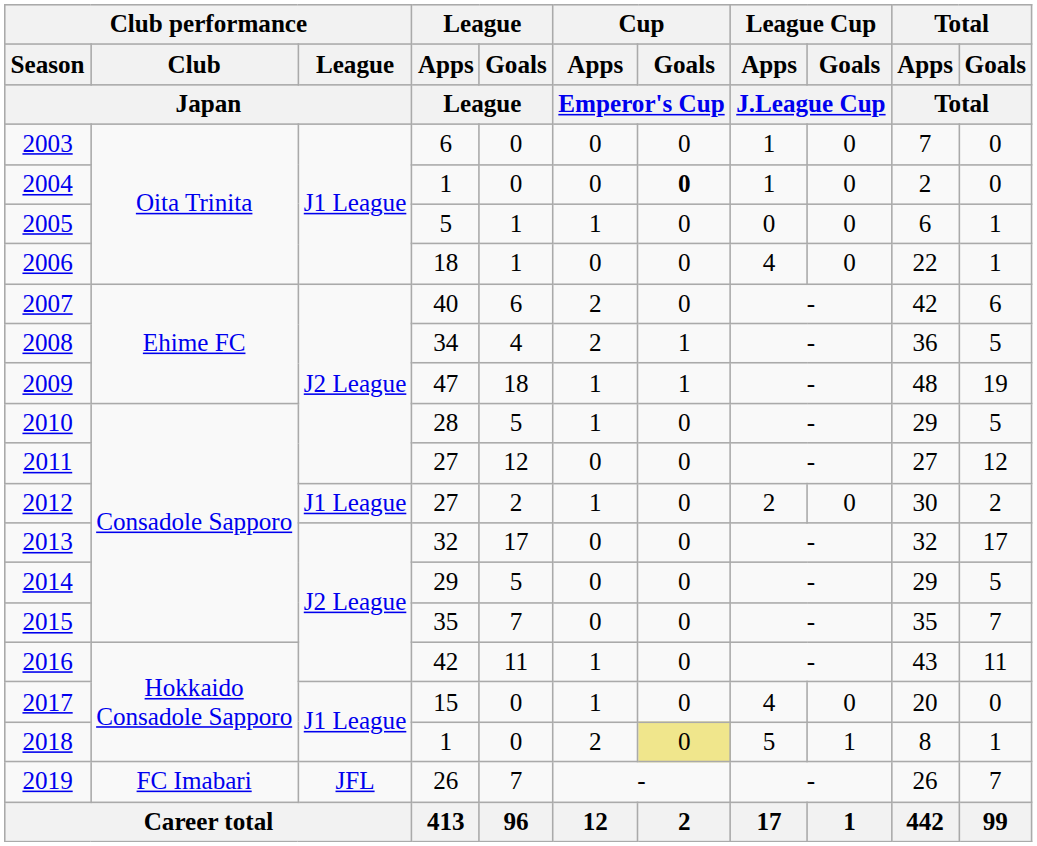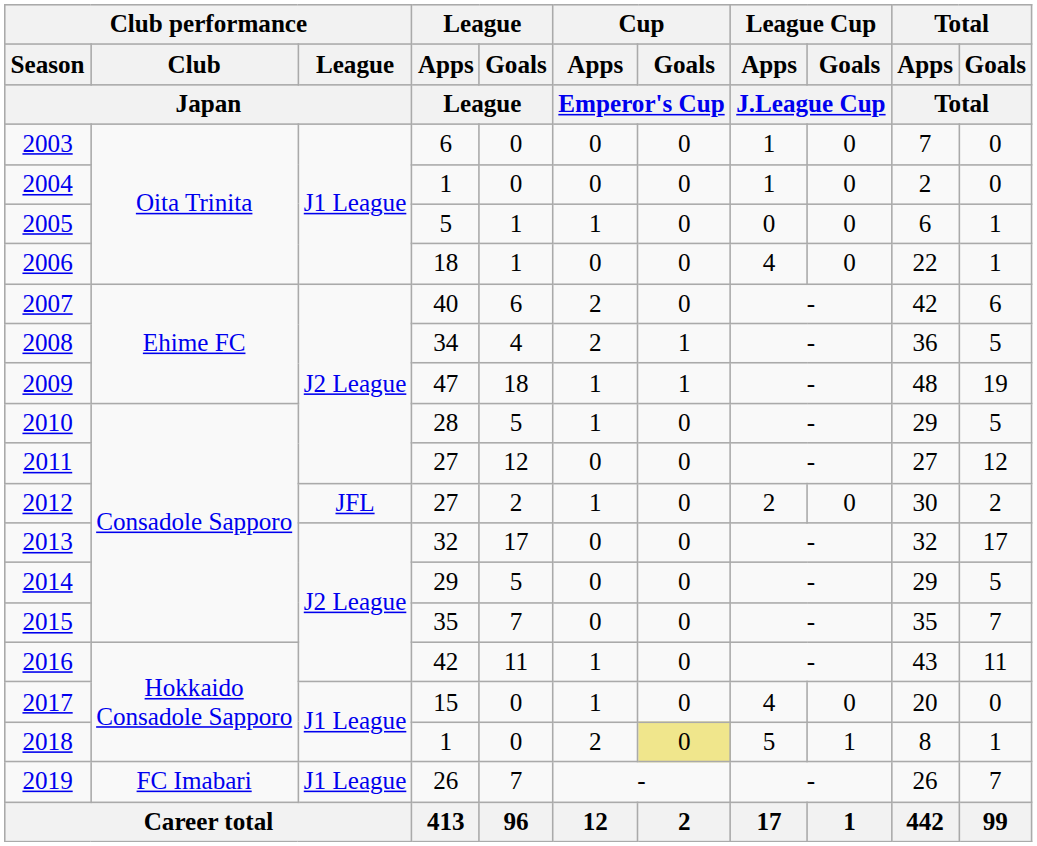(684, 183) bold -> (684, 183) normal
(355, 502) J1 League -> (355, 502) JFL
(355, 781) JFL -> (355, 781) J1 League
